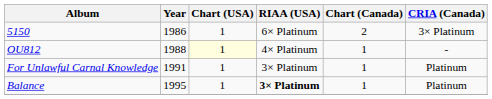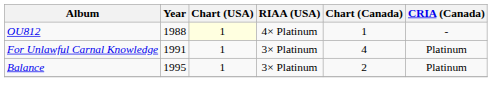- row: (18, 31)
(364, 67) 1 -> (364, 49) 4
(289, 85) bold -> (289, 67) normal
(364, 85) 1 -> (364, 67) 2
